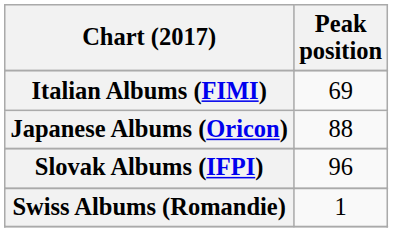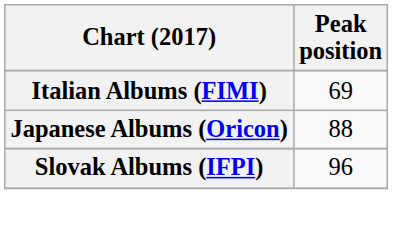- row: (149, 206)
